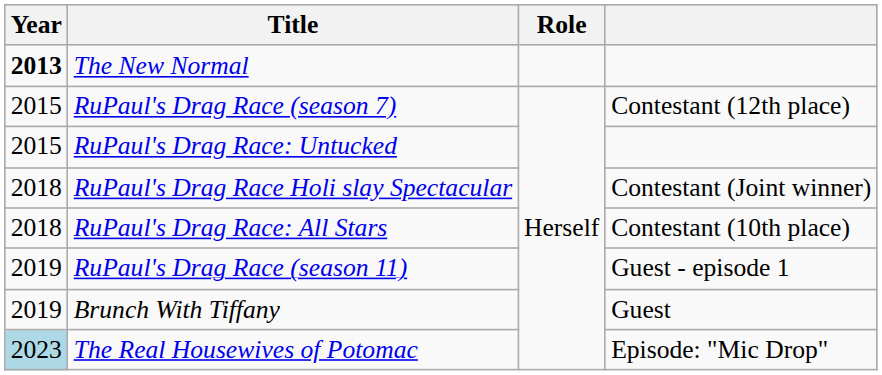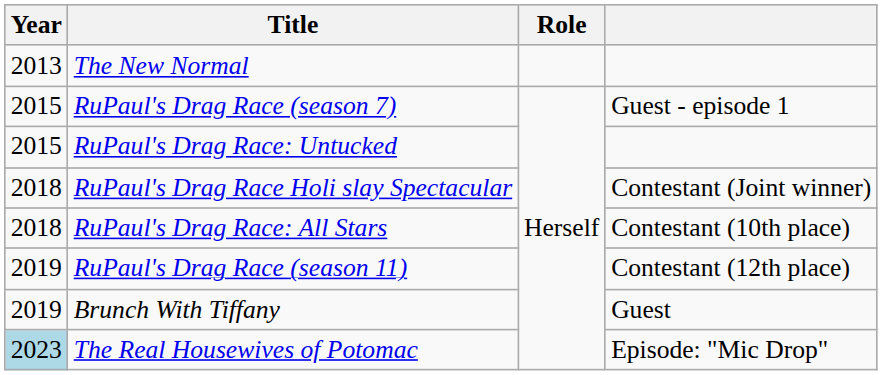(36, 65) bold -> (36, 65) normal
(731, 106) Contestant (12th place) -> (700, 106) Guest - episode 1
(700, 268) Guest - episode 1 -> (731, 268) Contestant (12th place)
